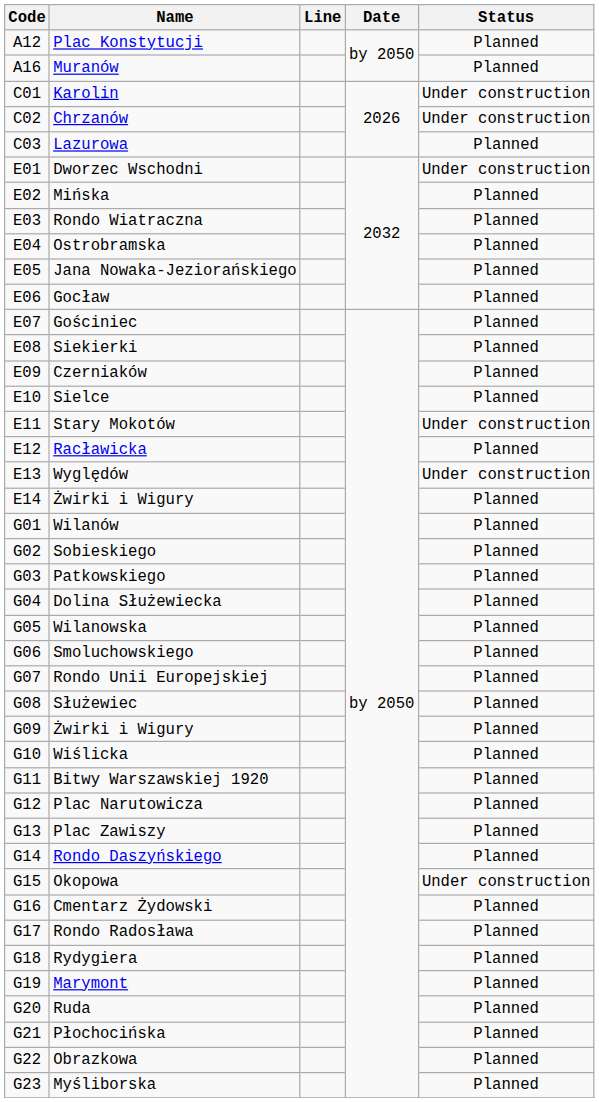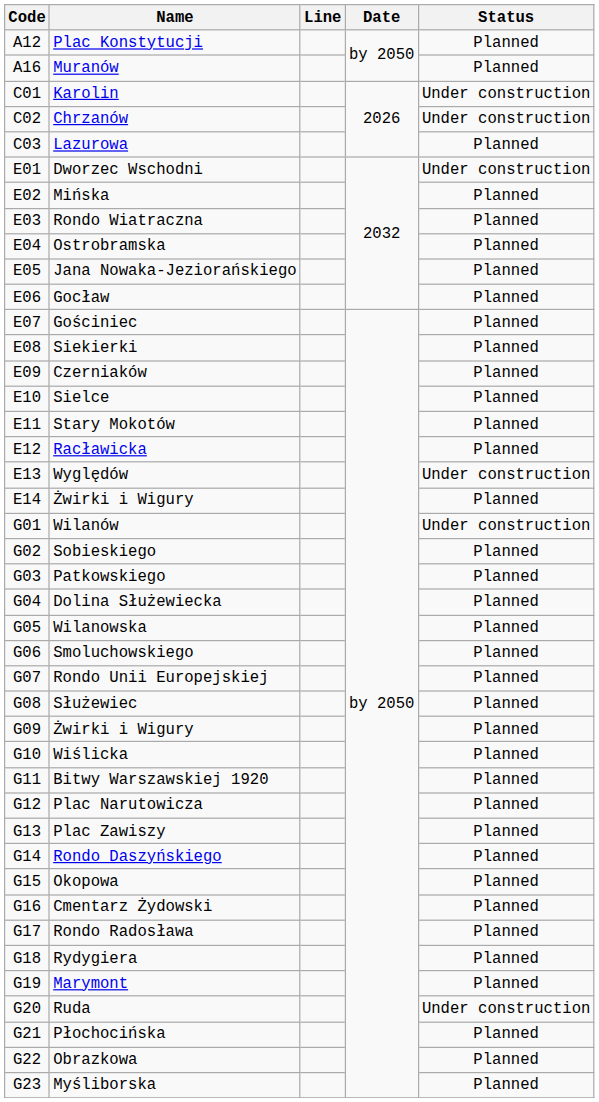(506, 424) Under construction -> (506, 424) Planned
(506, 526) Planned -> (506, 526) Under construction
(506, 882) Under construction -> (506, 882) Planned
(506, 1009) Planned -> (506, 1009) Under construction
